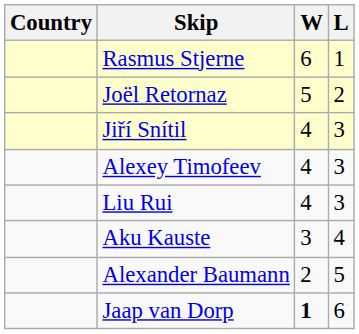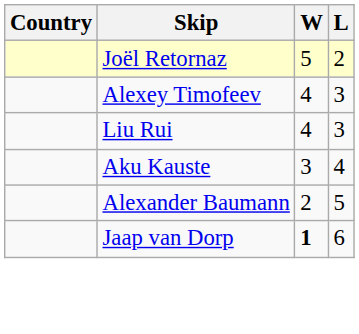- row: (173, 58)
- row: (144, 130)
